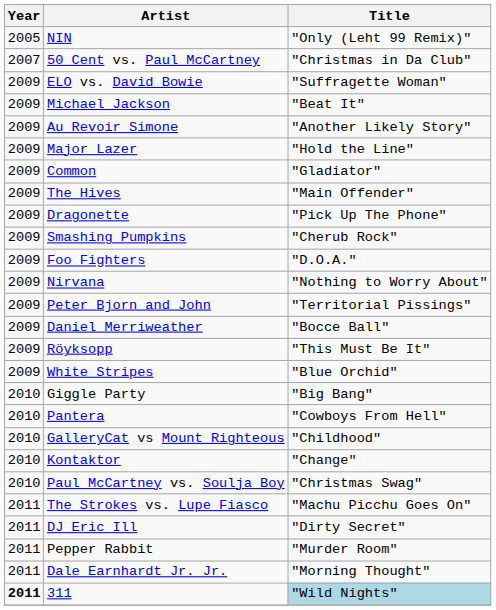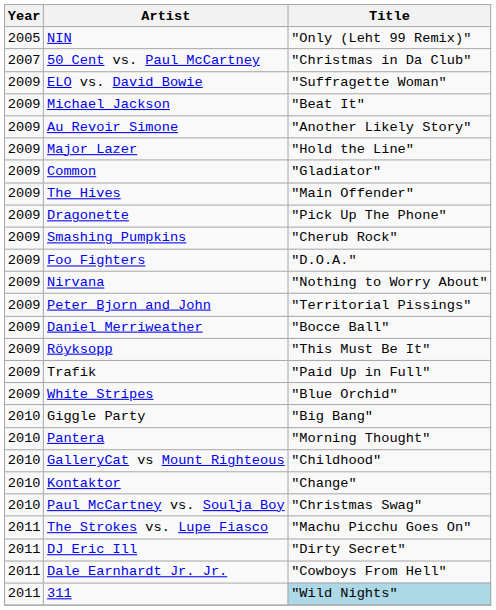+ row: (72, 372)
(369, 416) "Cowboys From Hell" -> (361, 438) "Morning Thought"
- row: (100, 550)
(361, 572) "Morning Thought" -> (369, 572) "Cowboys From Hell"
(24, 594) bold -> (24, 594) normal
